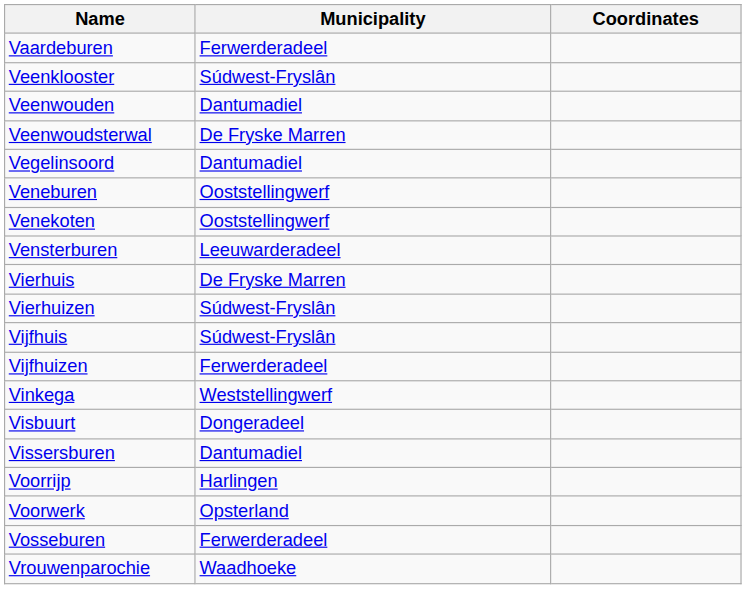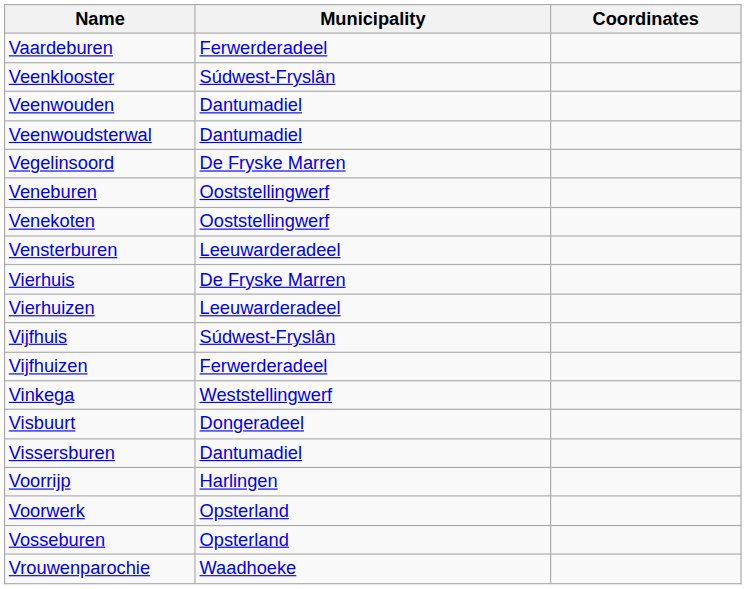(273, 134) De Fryske Marren -> (251, 134) Dantumadiel
(251, 163) Dantumadiel -> (273, 163) De Fryske Marren
(268, 308) Súdwest-Fryslân -> (270, 308) Leeuwarderadeel
(263, 539) Ferwerderadeel -> (244, 539) Opsterland
